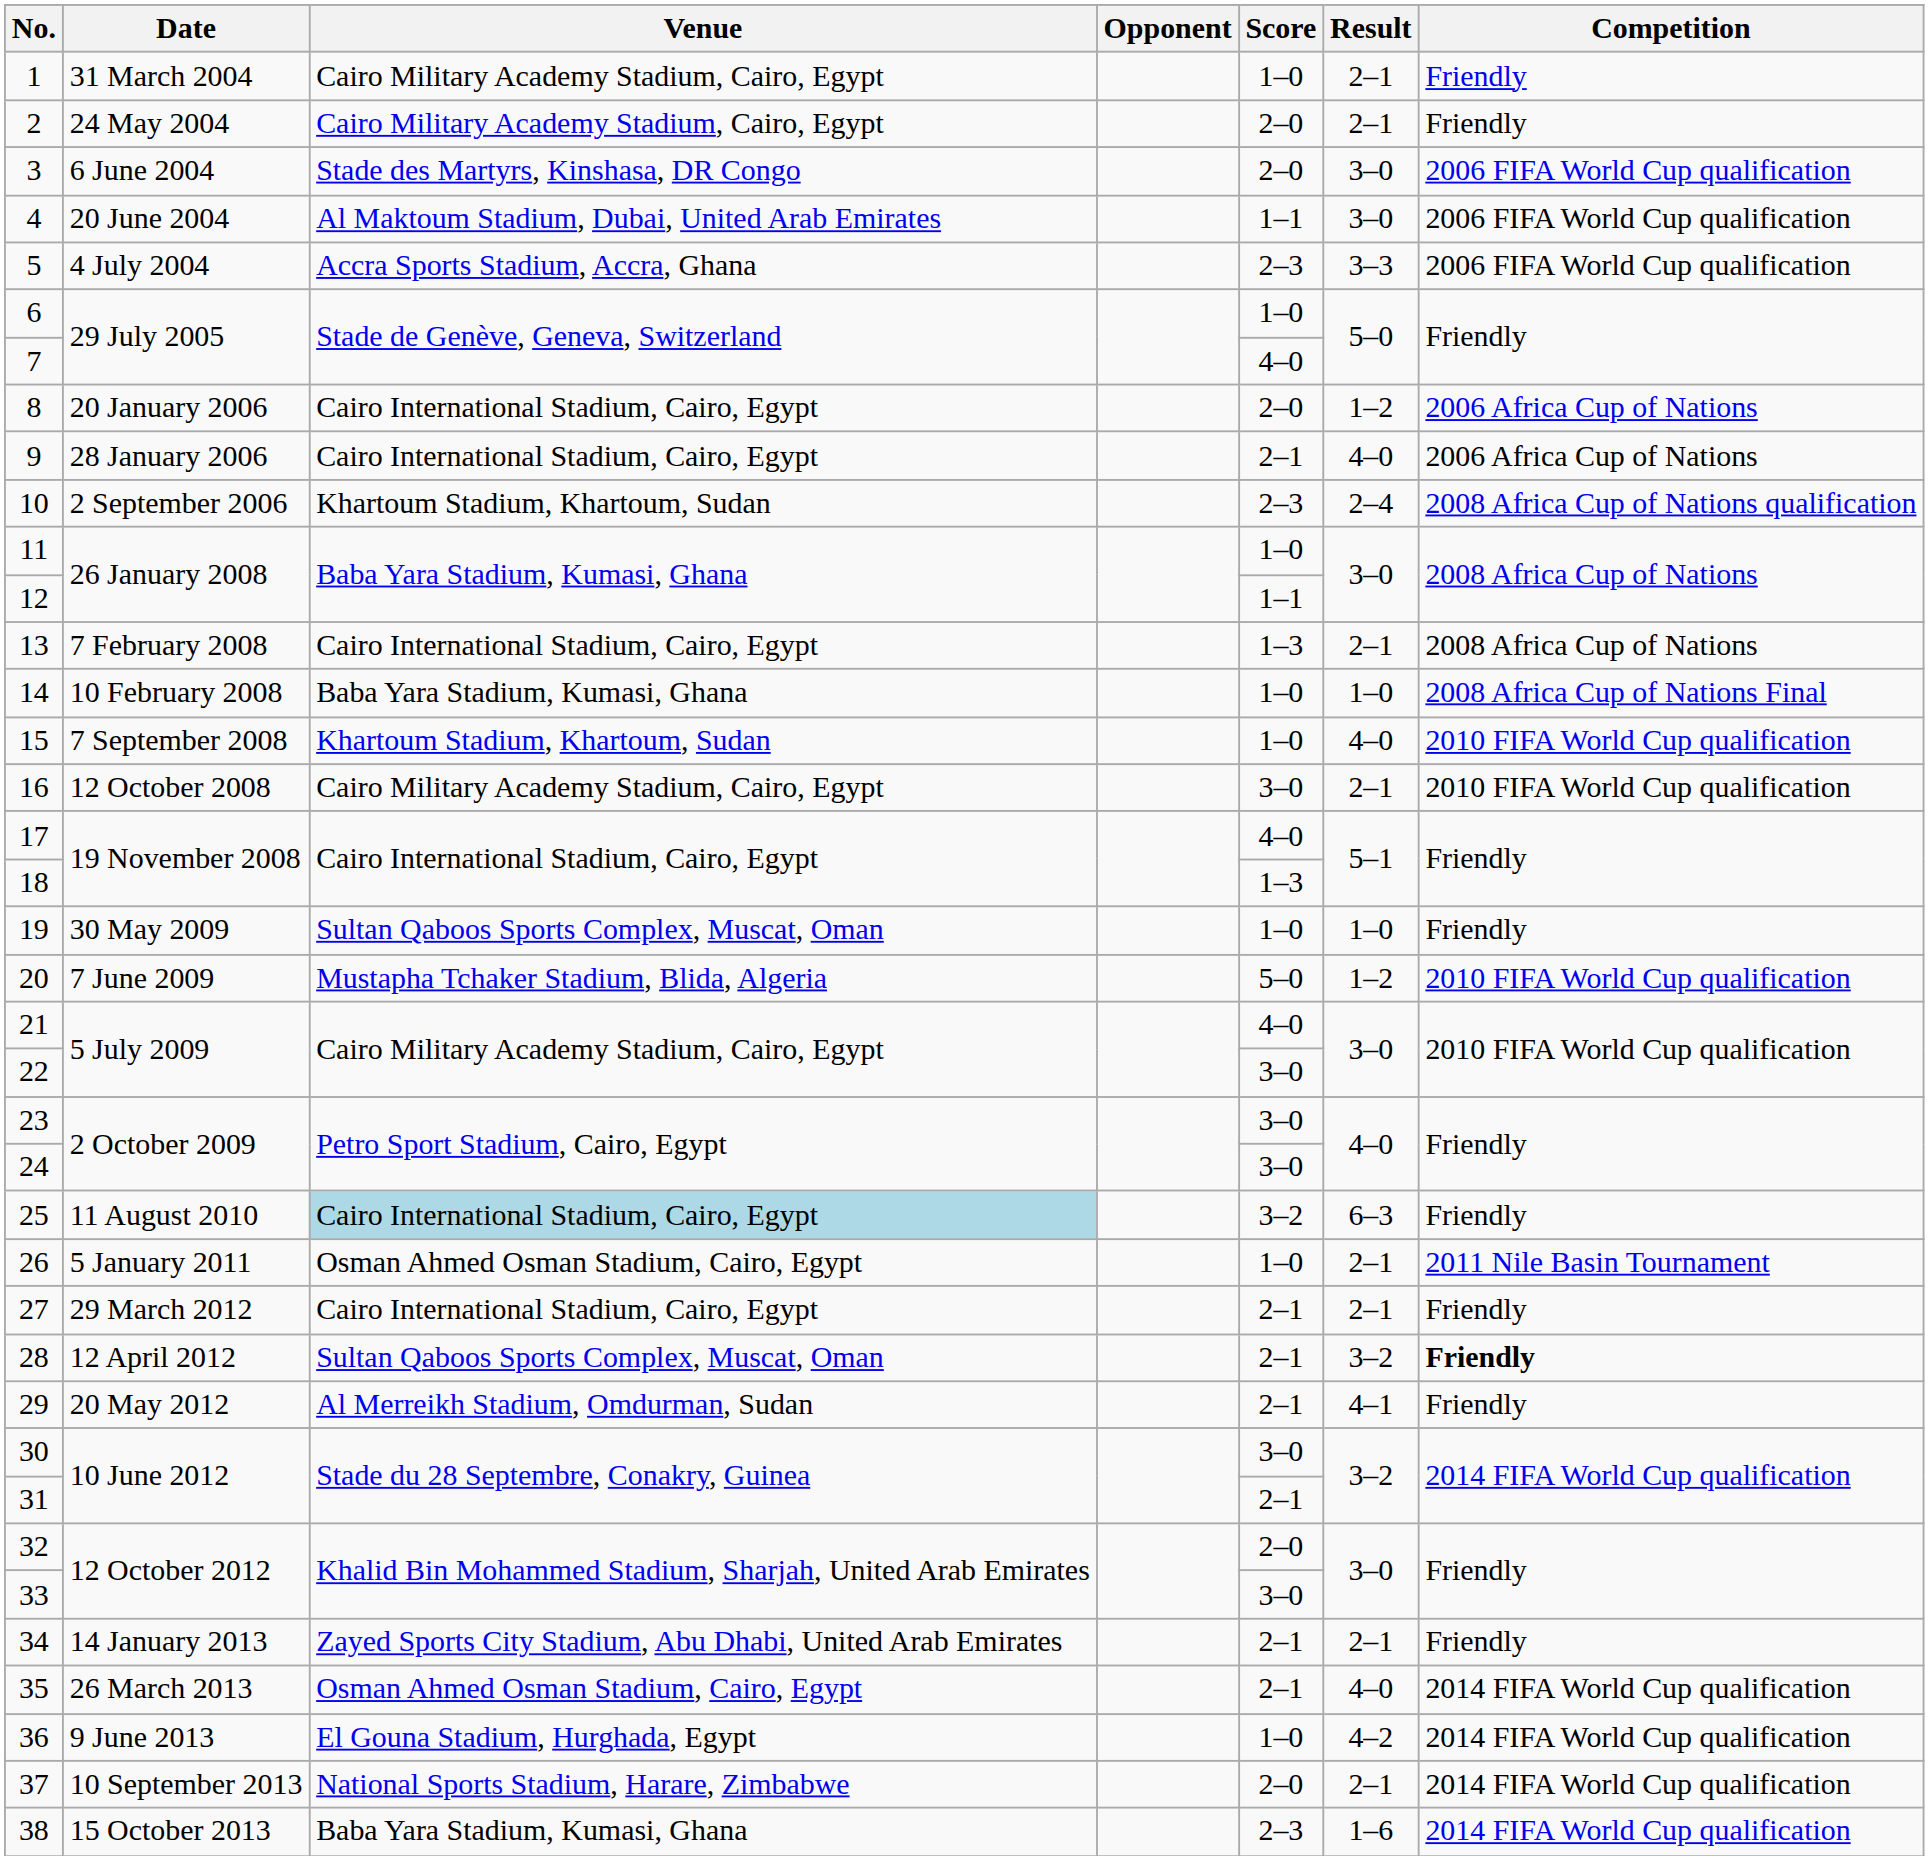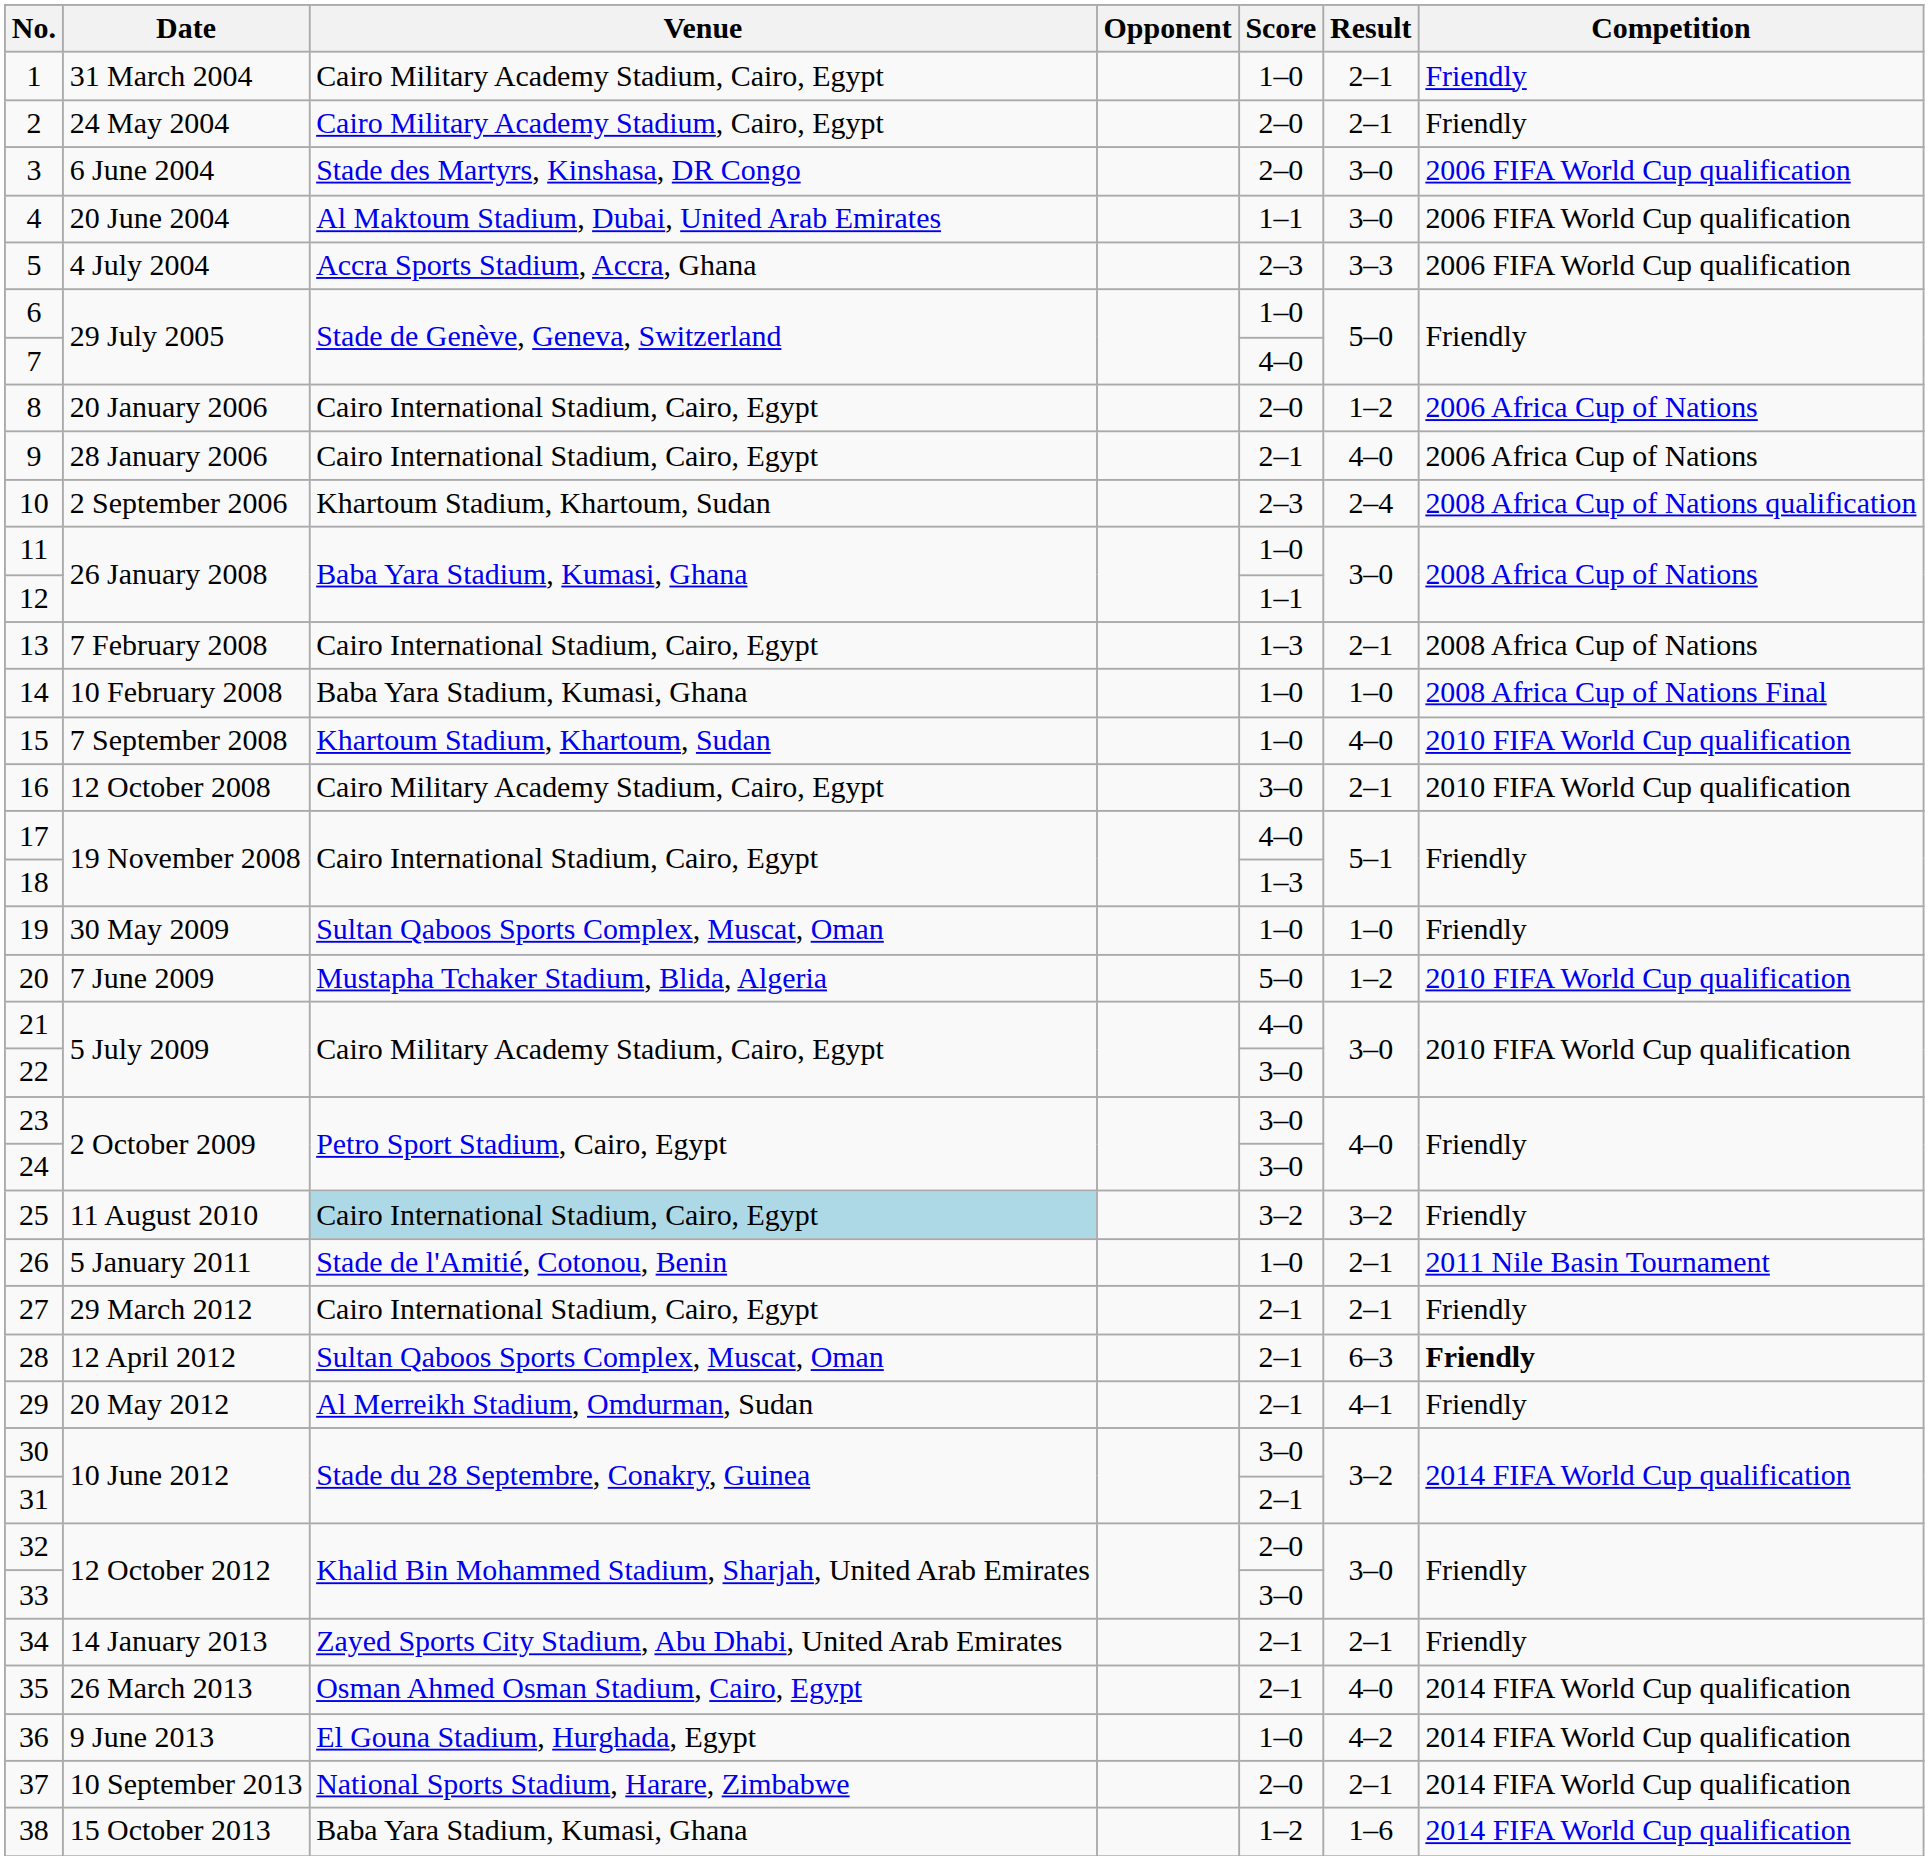(1371, 1214) 6–3 -> (1371, 1214) 3–2
(589, 1261) Osman Ahmed Osman Stadium, Cairo, Egypt -> (522, 1261) Stade de l'Amitié, Cotonou, Benin
(1371, 1356) 3–2 -> (1371, 1356) 6–3
(1281, 1831) 2–3 -> (1281, 1831) 1–2
